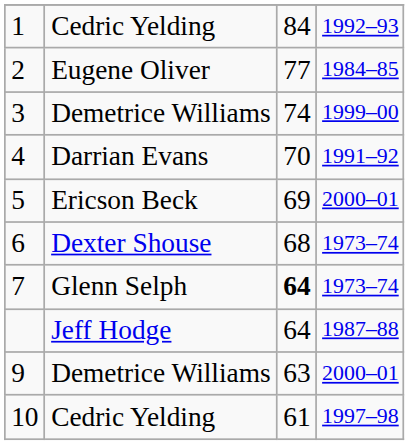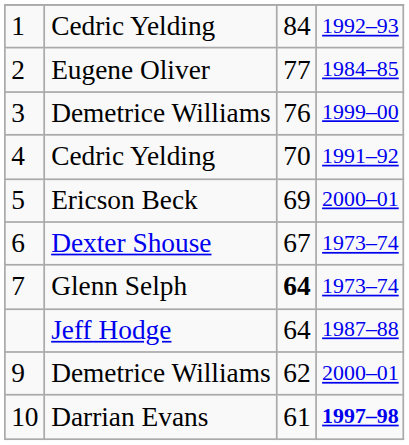(297, 112) 74 -> (297, 112) 76
(130, 156) Darrian Evans -> (133, 156) Cedric Yelding
(297, 243) 68 -> (297, 243) 67
(297, 373) 63 -> (297, 373) 62
(133, 416) Cedric Yelding -> (130, 416) Darrian Evans
(360, 416) normal -> (360, 416) bold
